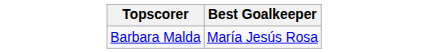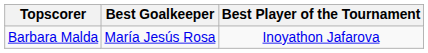+ column: (321, 15)
